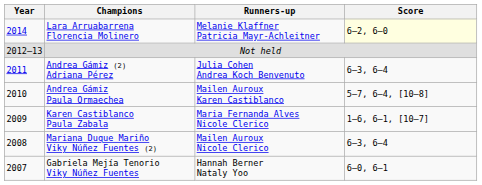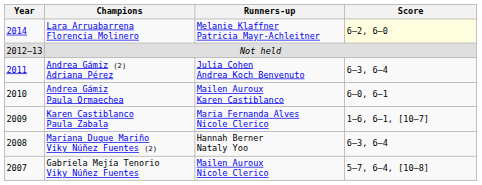(388, 94) 5–7, 6–4, [10–8] -> (367, 94) 6–0, 6–1
(233, 143) Mailen Auroux Nicole Clerico -> (230, 143) Hannah Berner Nataly Yoo
(230, 168) Hannah Berner Nataly Yoo -> (233, 168) Mailen Auroux Nicole Clerico
(367, 168) 6–0, 6–1 -> (388, 168) 5–7, 6–4, [10–8]
